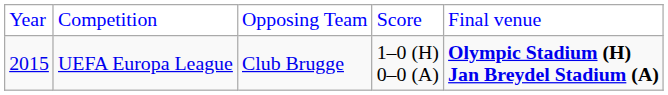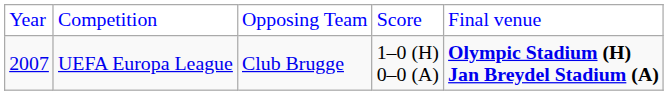(29, 62) 2015 -> (29, 62) 2007
